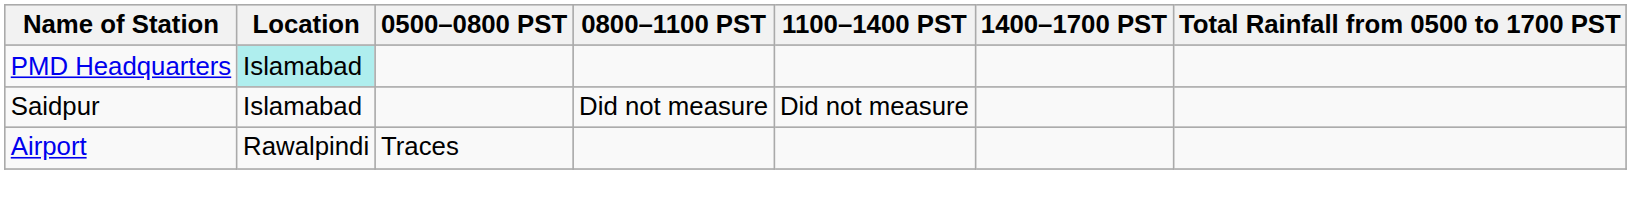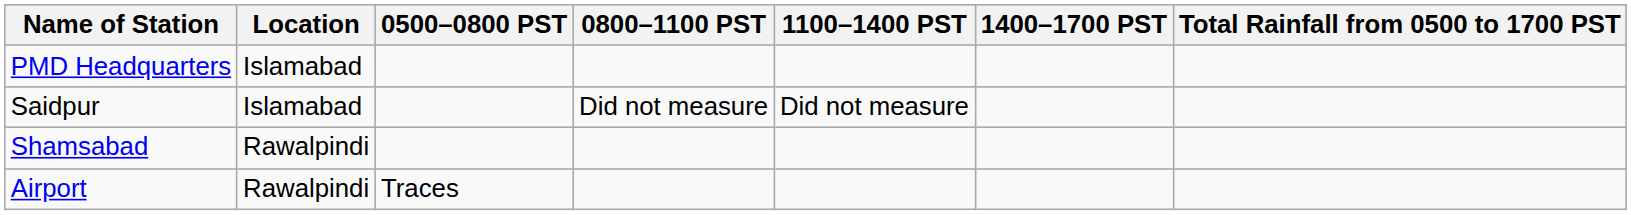(303, 65) paleturquoise background -> (303, 65) no background
+ row: (79, 147)
